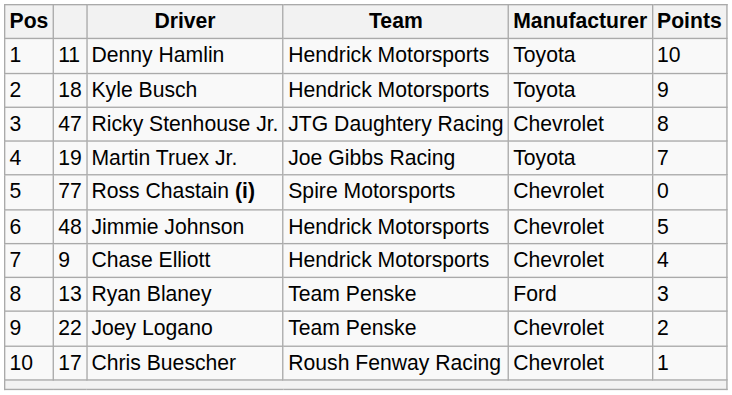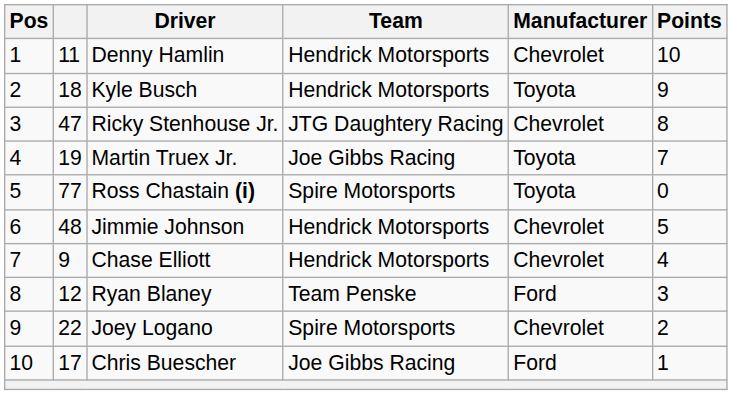(544, 55) Toyota -> (559, 55) Chevrolet
(559, 191) Chevrolet -> (544, 191) Toyota
(70, 293) 13 -> (70, 293) 12
(352, 328) Team Penske -> (372, 328) Spire Motorsports
(395, 362) Roush Fenway Racing -> (372, 362) Joe Gibbs Racing
(559, 362) Chevrolet -> (535, 362) Ford
